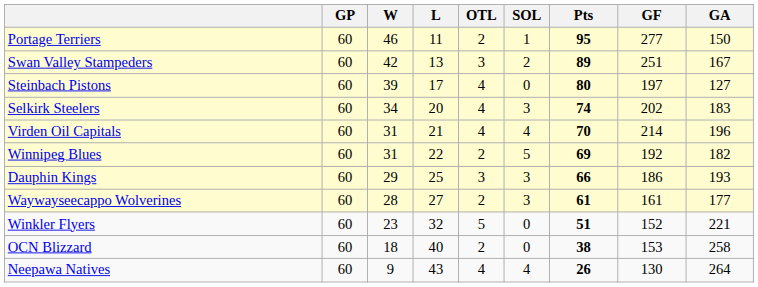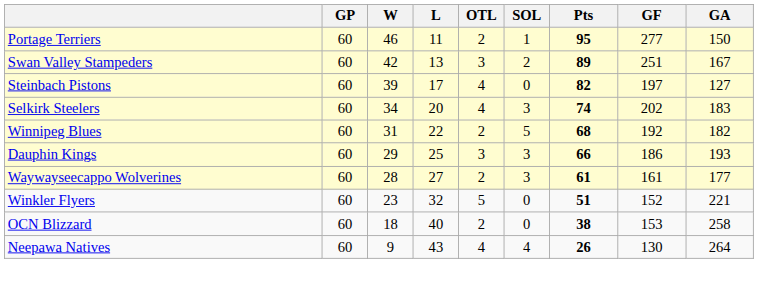(583, 85) 80 -> (583, 85) 82
- row: (64, 131)
(583, 154) 69 -> (583, 131) 68
